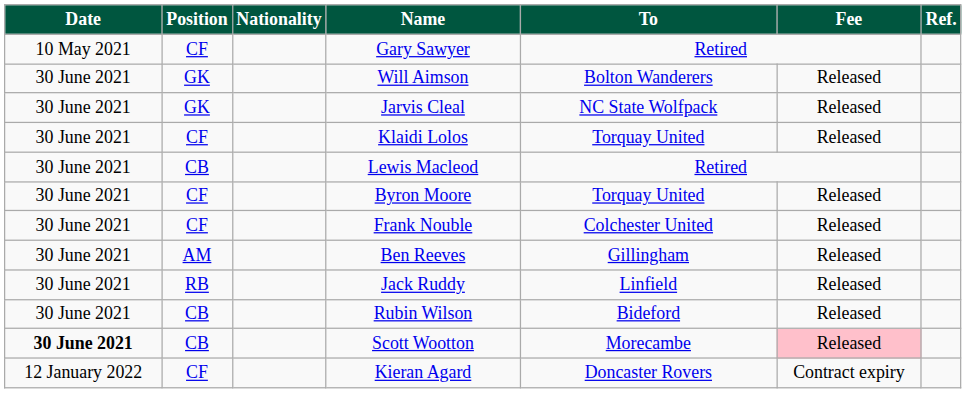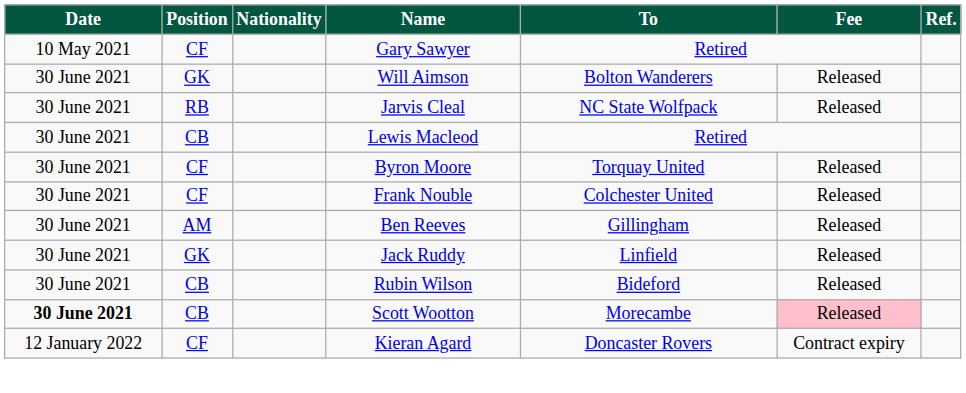(197, 107) GK -> (197, 107) RB
- row: (423, 137)
(197, 284) RB -> (197, 255) GK
